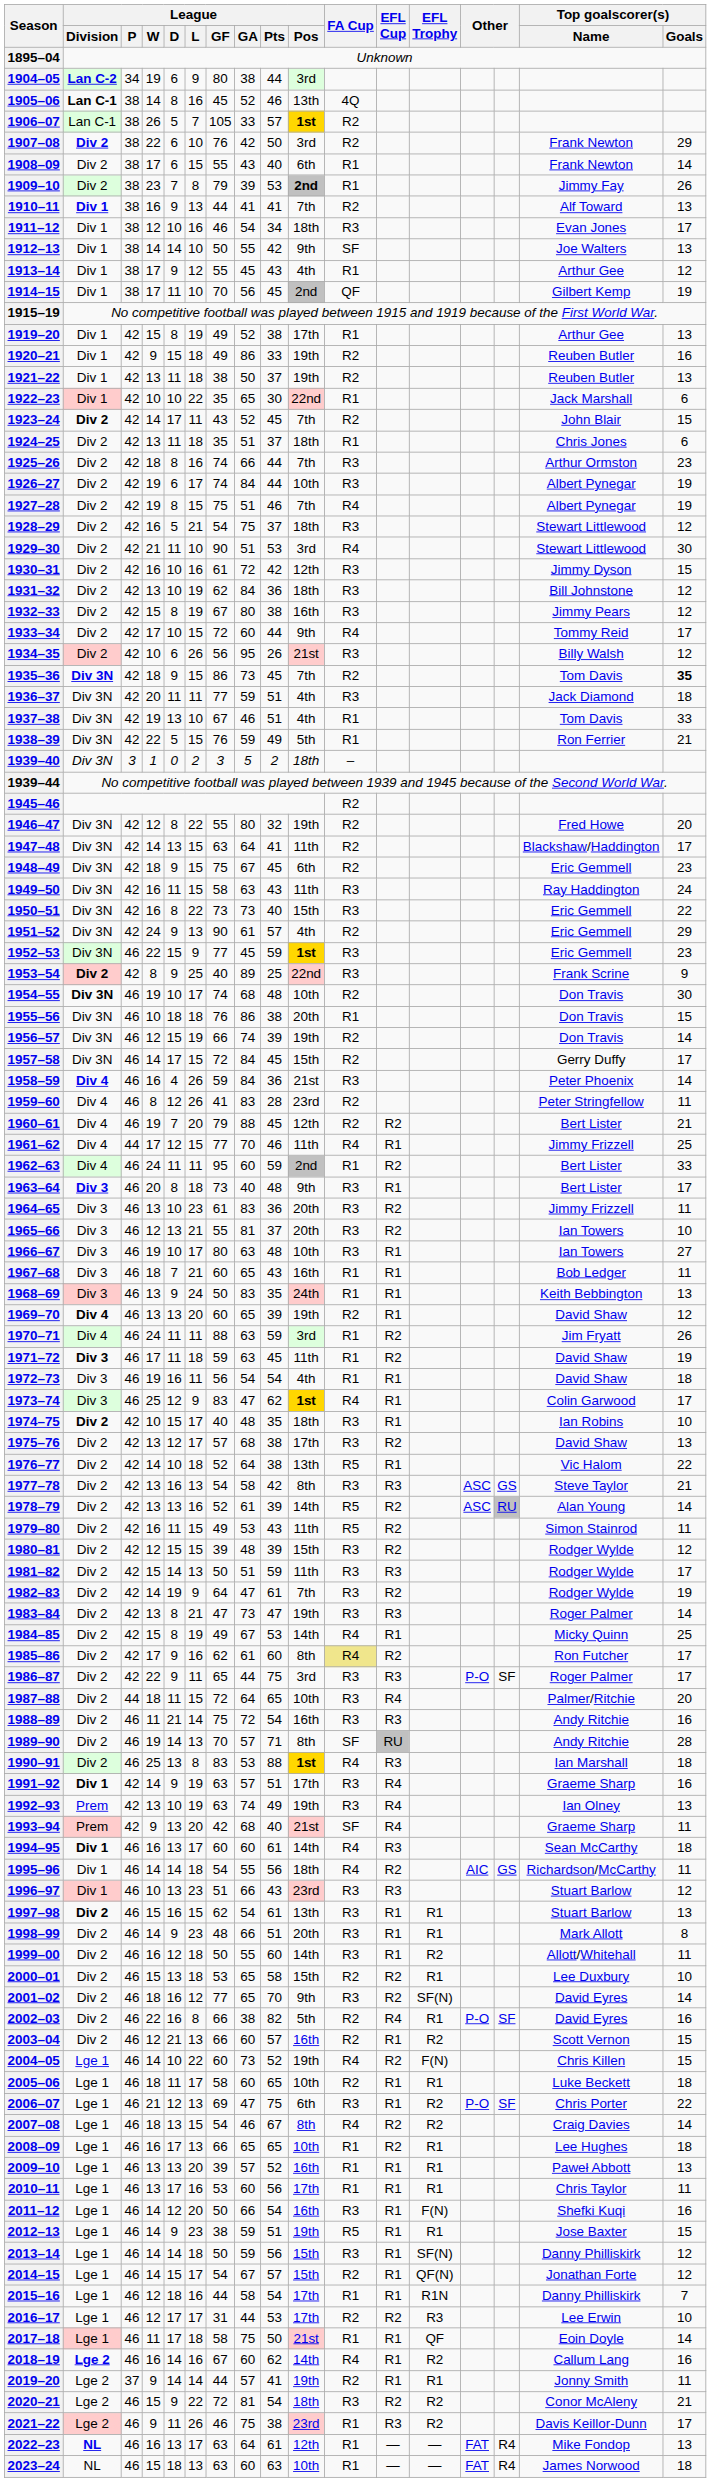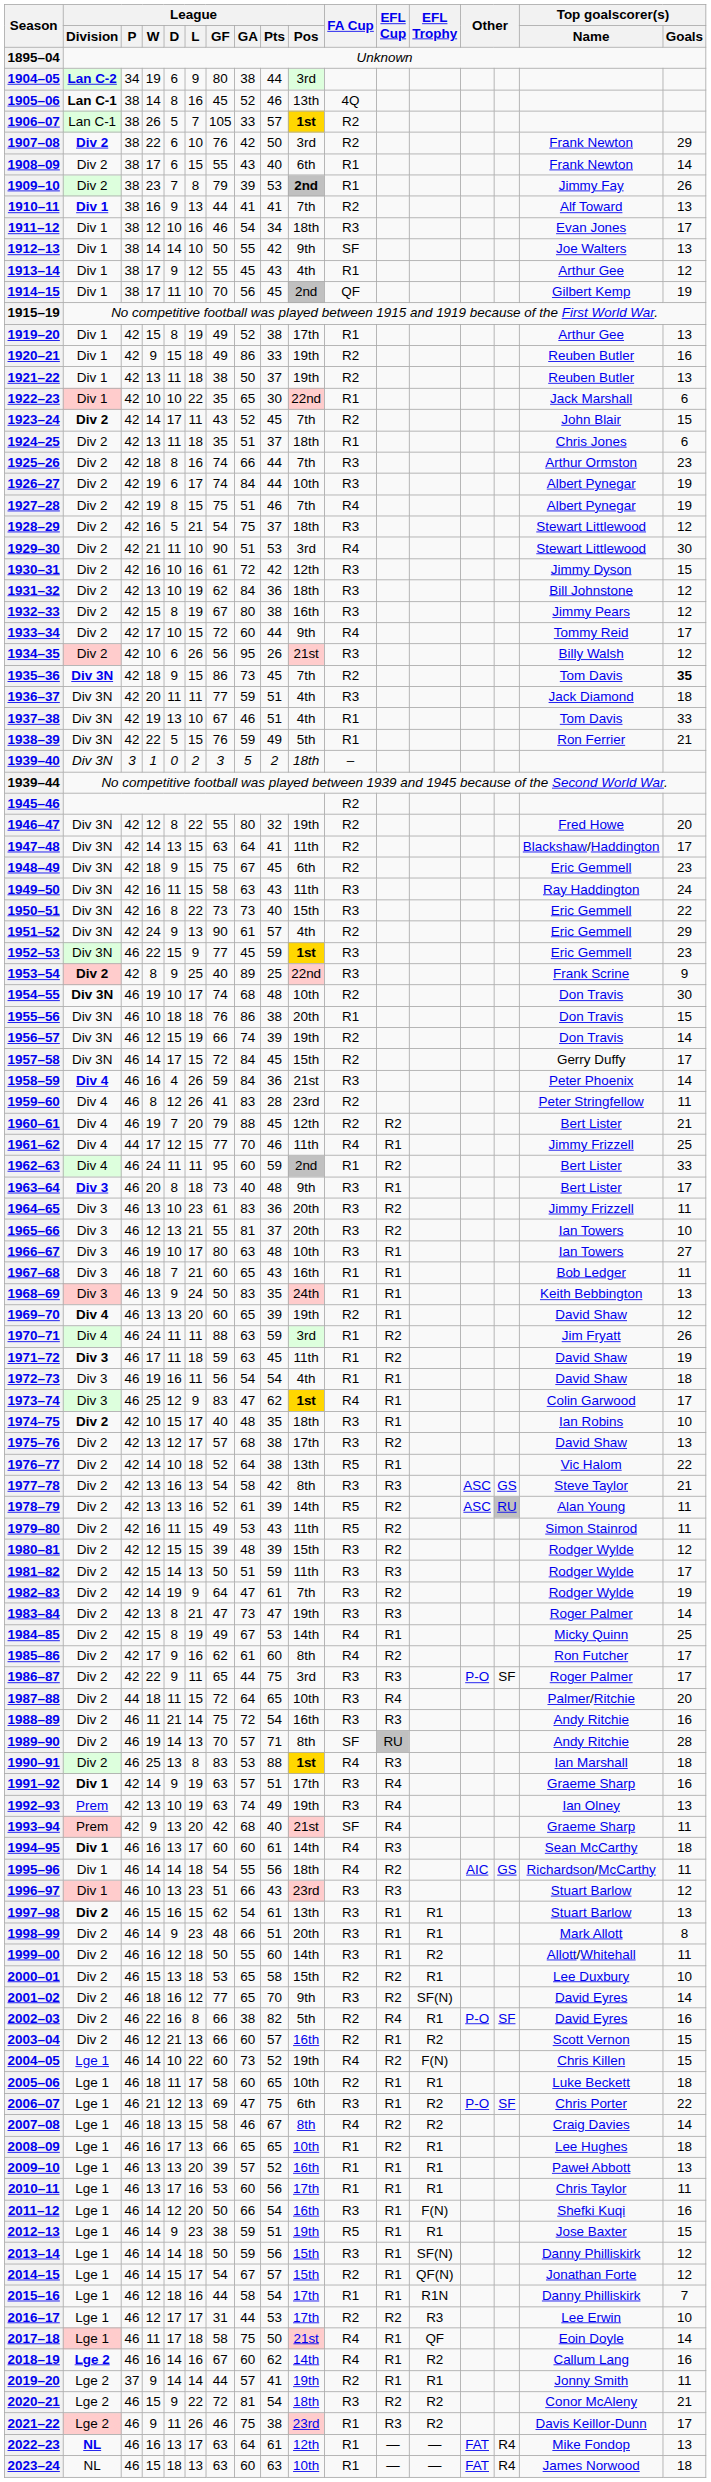(684, 1507) 14 -> (684, 1507) 11
(351, 1656) khaki background -> (351, 1656) no background
(220, 2125) 54 -> (220, 2125) 58
(351, 2338) R1 -> (351, 2338) R4
